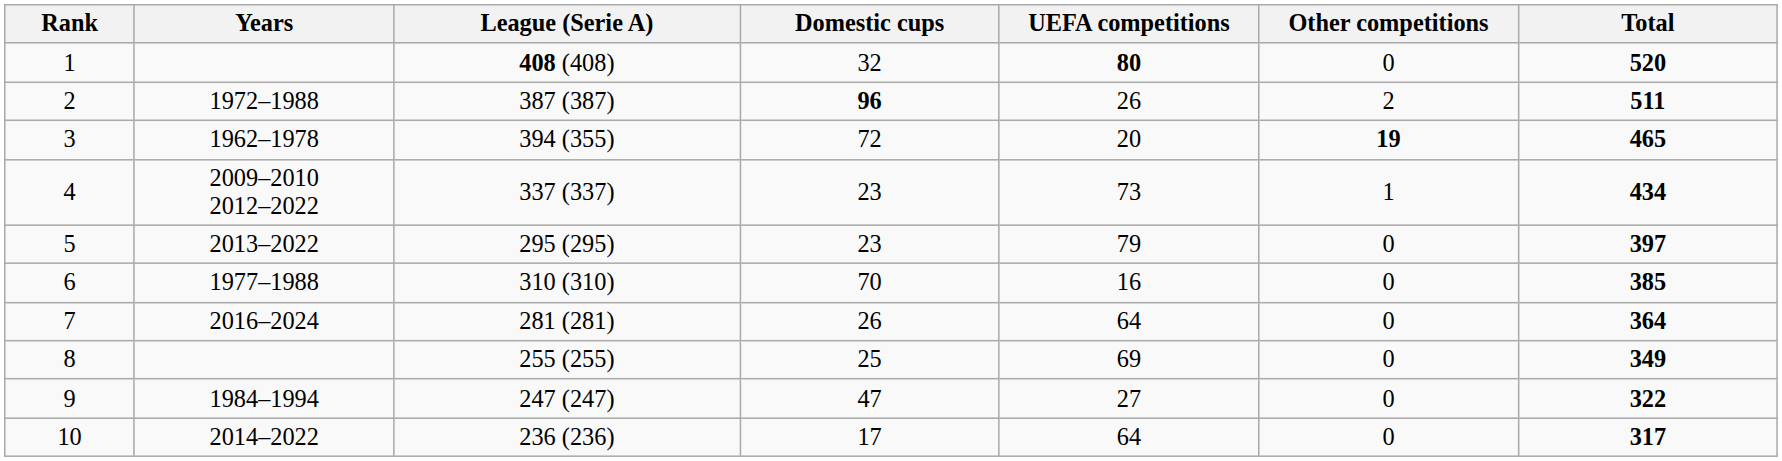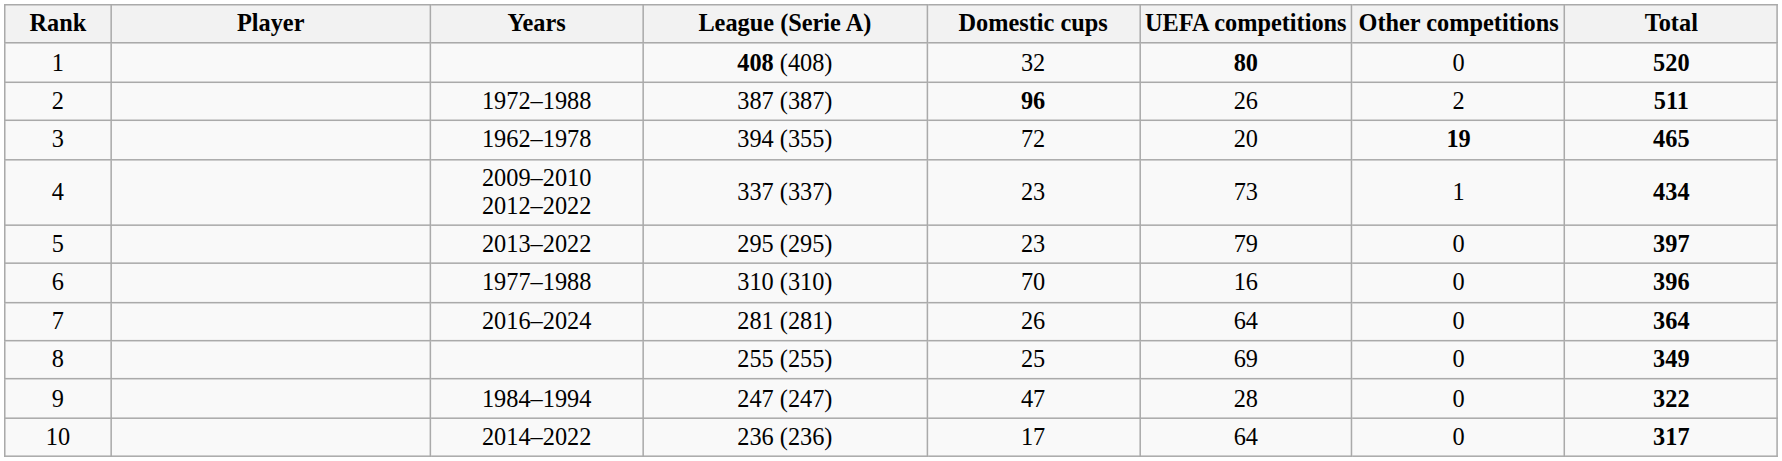+ column: (271, 23)
(1648, 282) 385 -> (1671, 282) 396
(1129, 398) 27 -> (1246, 398) 28
